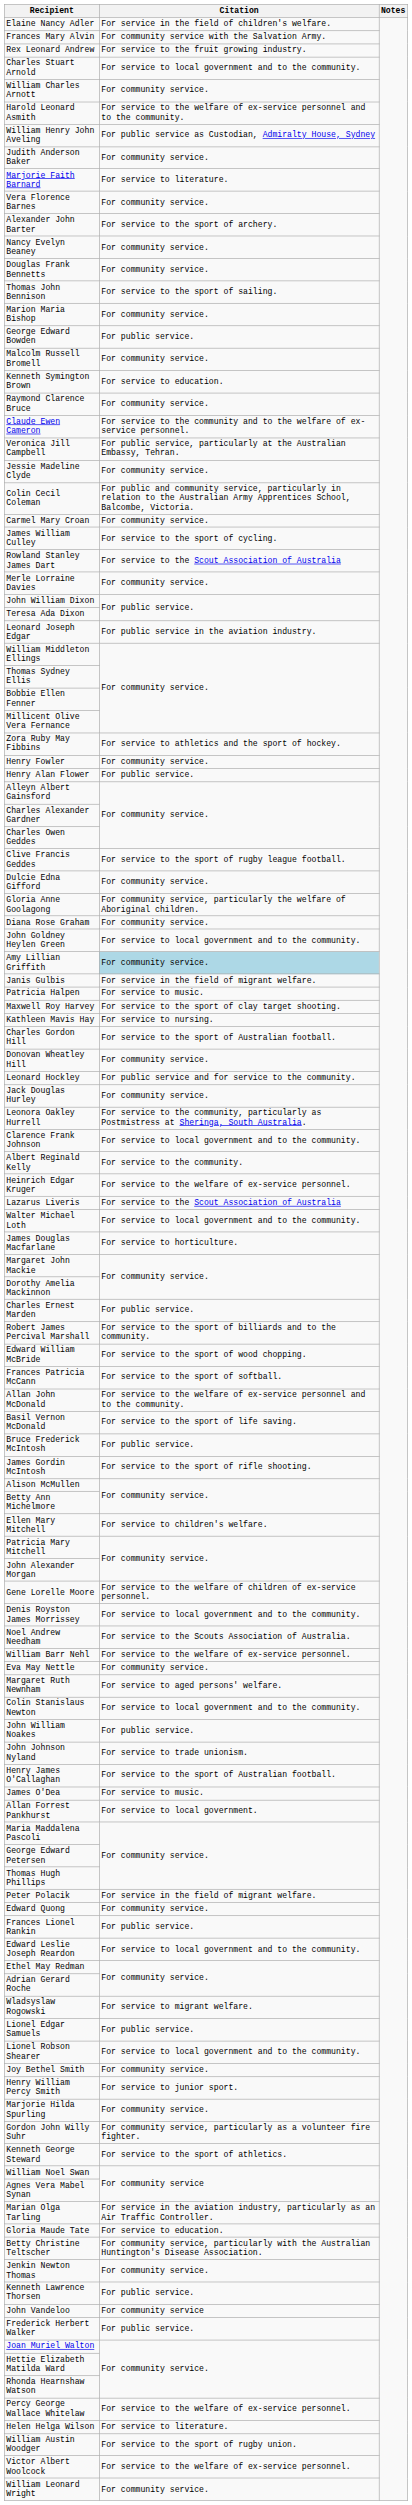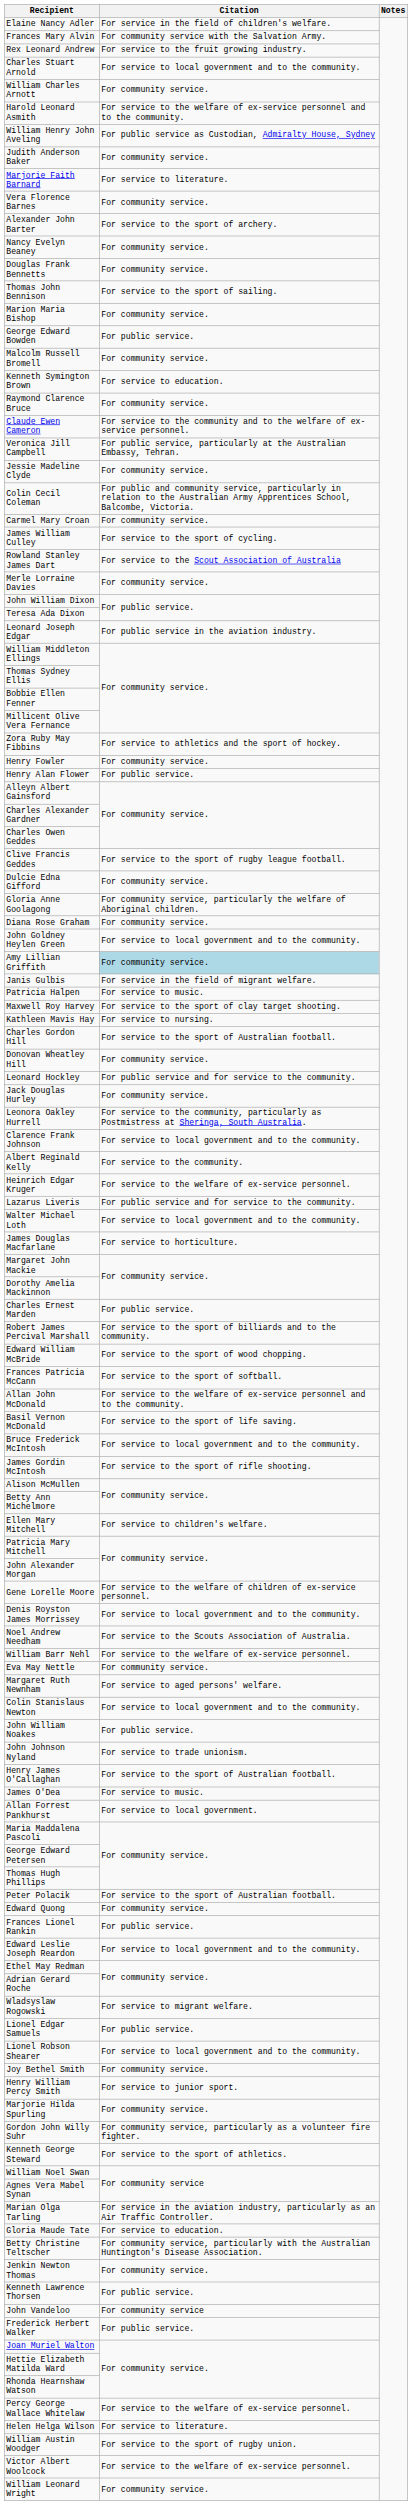(221, 1203) For service to the Scout Association of Australia -> (228, 1203) For public service and for service to the community.
(148, 1445) For public service. -> (231, 1445) For service to local government and to the community.
(209, 1896) For service in the field of migrant welfare. -> (219, 1896) For service to the sport of Australian football.
